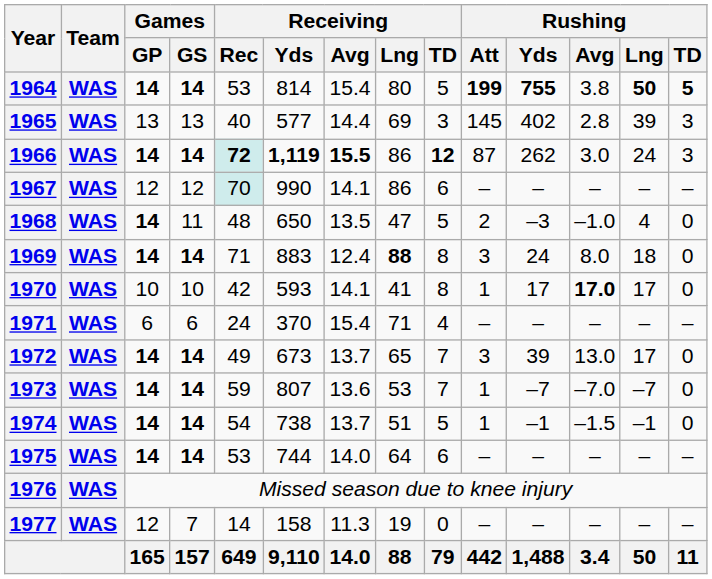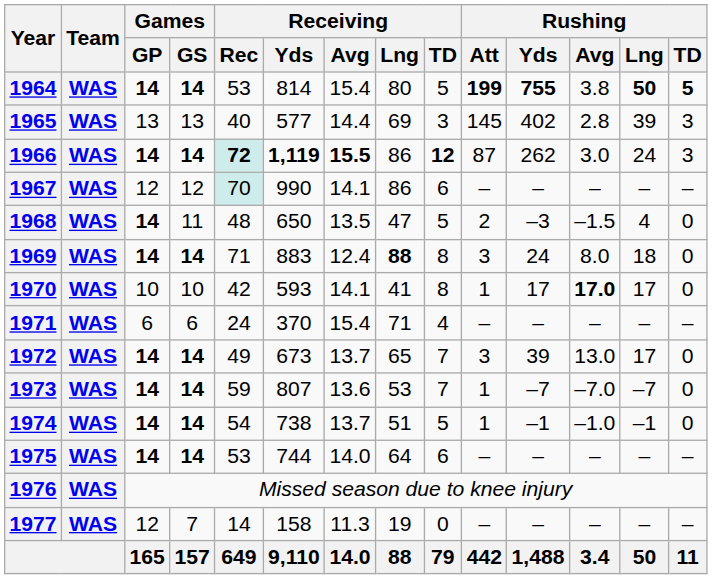(595, 222) –1.0 -> (595, 222) –1.5
(595, 423) –1.5 -> (595, 423) –1.0
